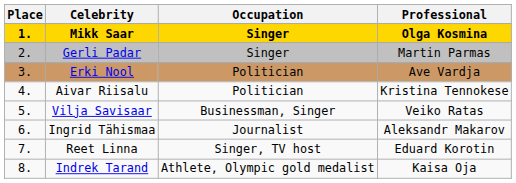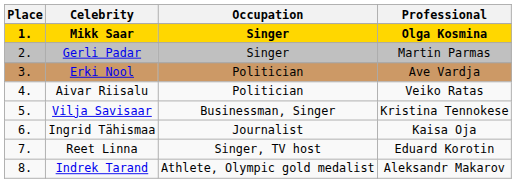(444, 91) Kristina Tennokese -> (444, 91) Veiko Ratas
(444, 110) Veiko Ratas -> (444, 110) Kristina Tennokese
(444, 130) Aleksandr Makarov -> (444, 130) Kaisa Oja
(444, 168) Kaisa Oja -> (444, 168) Aleksandr Makarov
